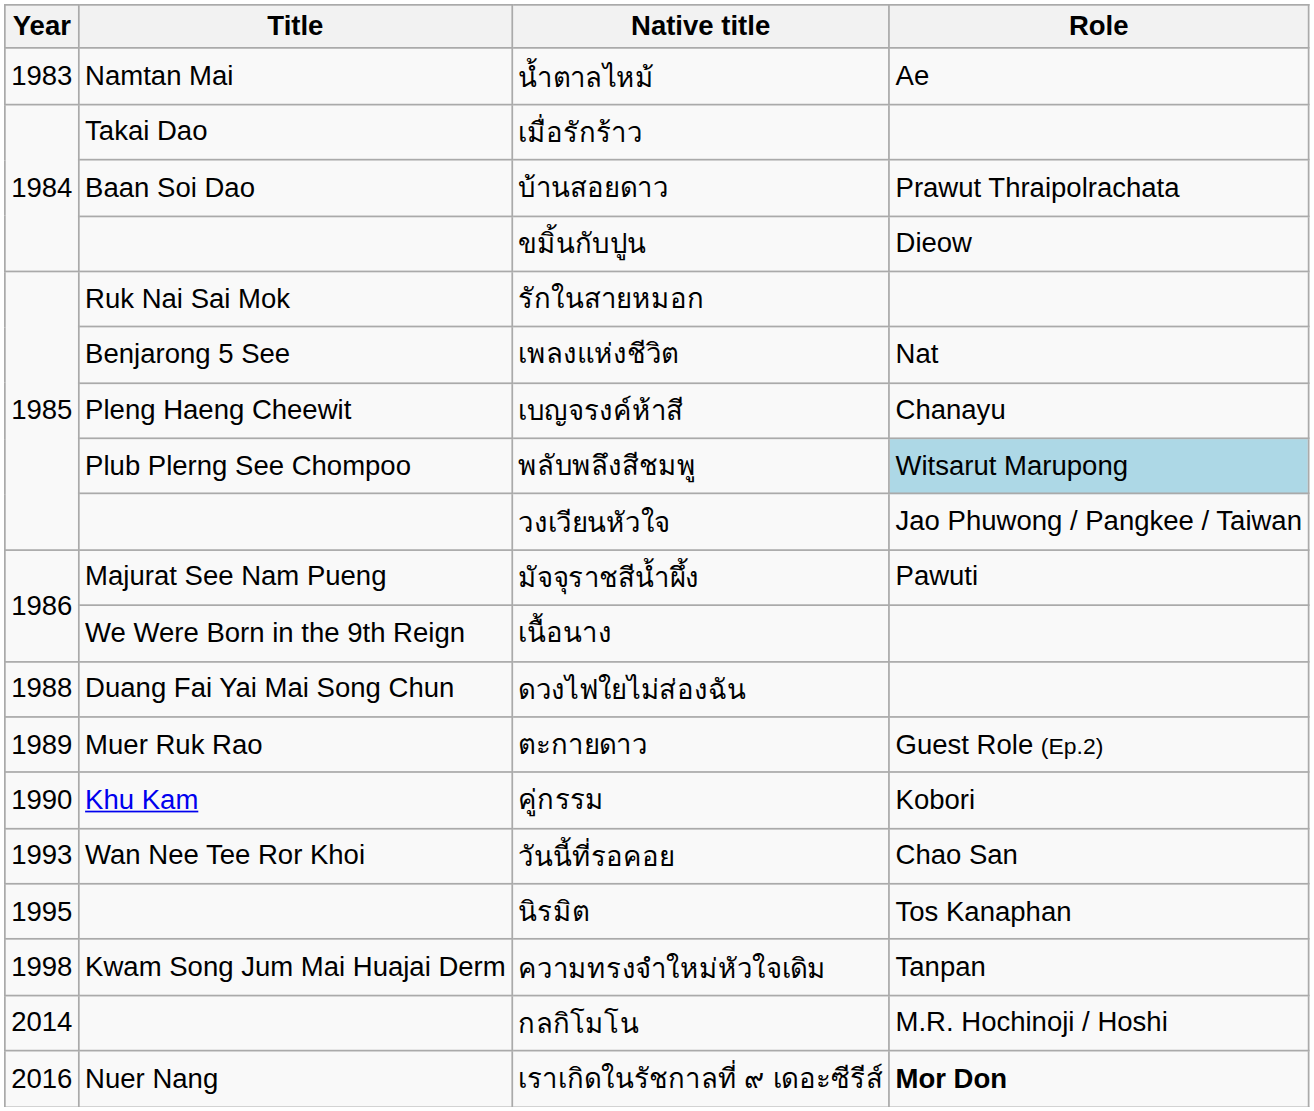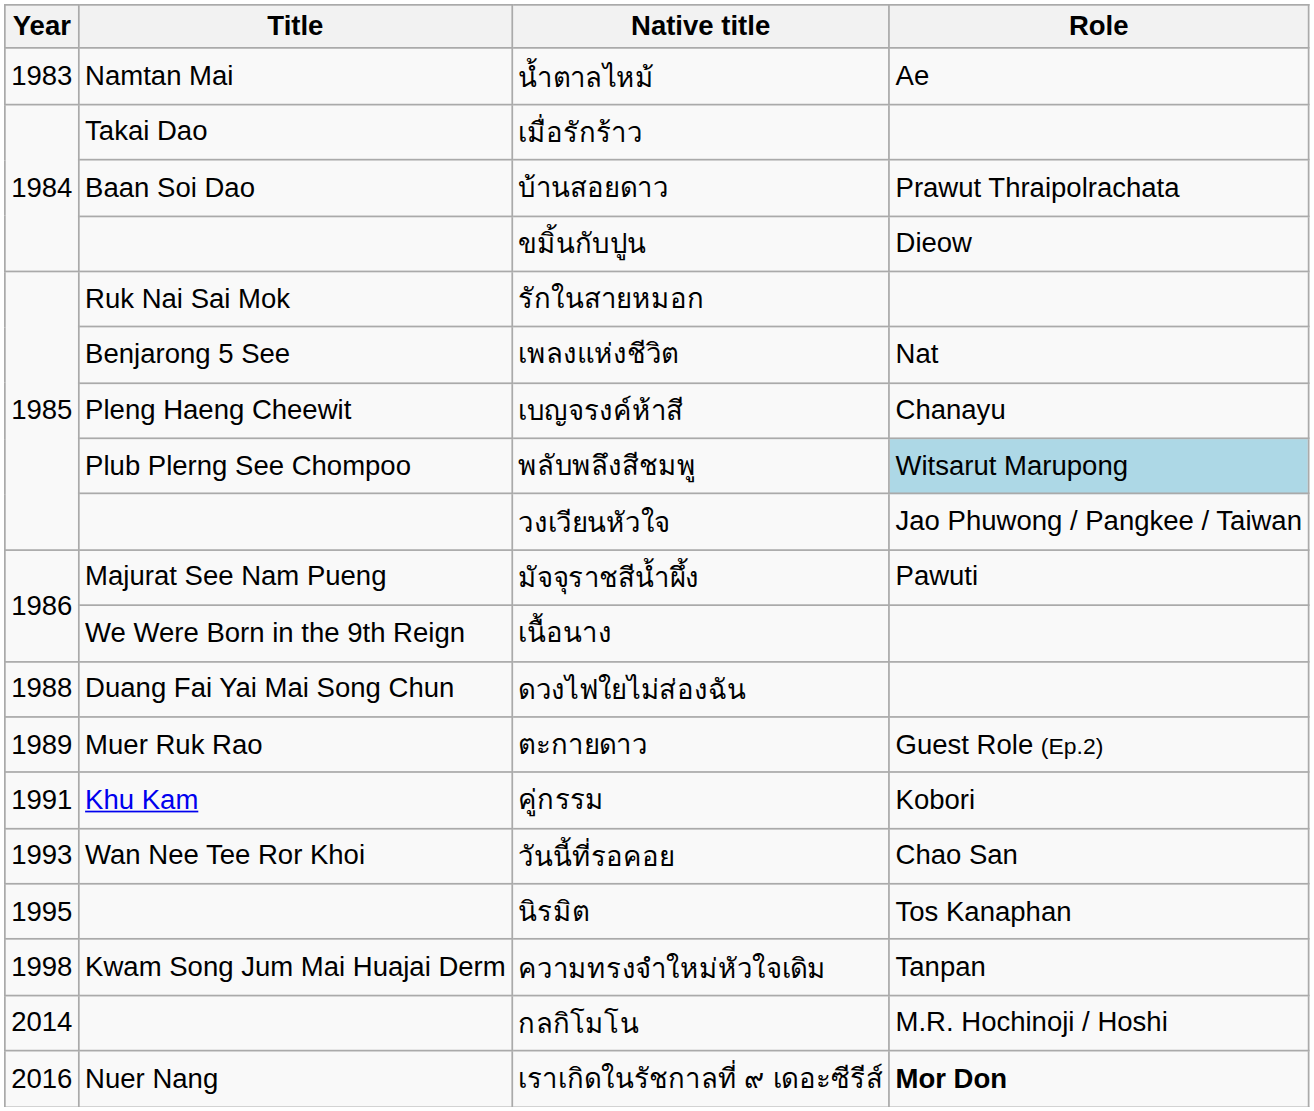(42, 799) 1990 -> (42, 799) 1991
